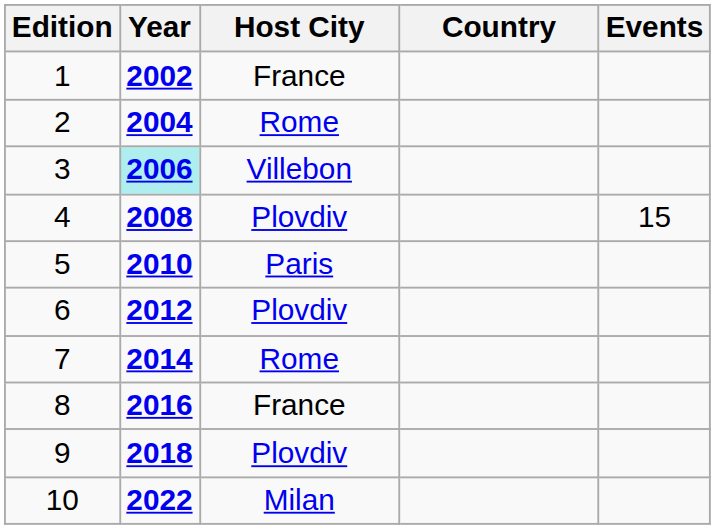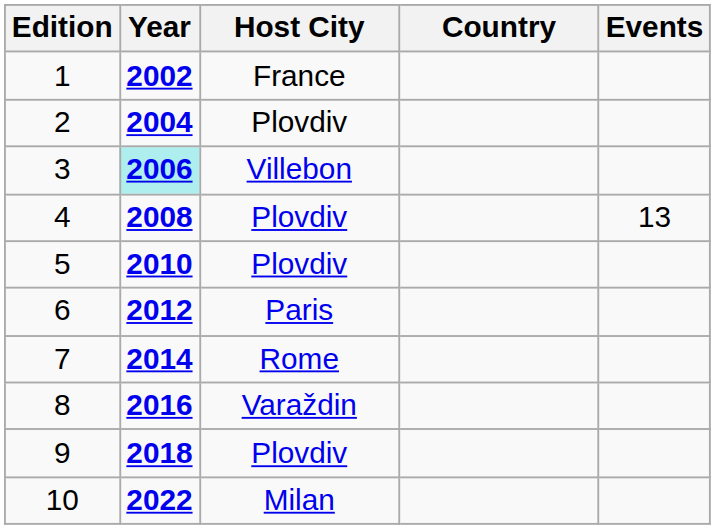(299, 122) Rome -> (299, 122) Plovdiv
(654, 216) 15 -> (654, 216) 13
(299, 264) Paris -> (299, 264) Plovdiv
(299, 311) Plovdiv -> (299, 311) Paris
(299, 405) France -> (299, 405) Varaždin
